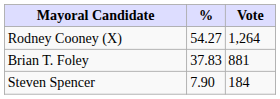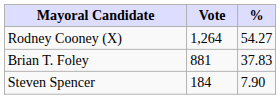columns swapped: (250, 15) <-> (206, 15)
